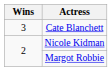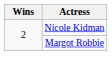- row: (75, 27)
